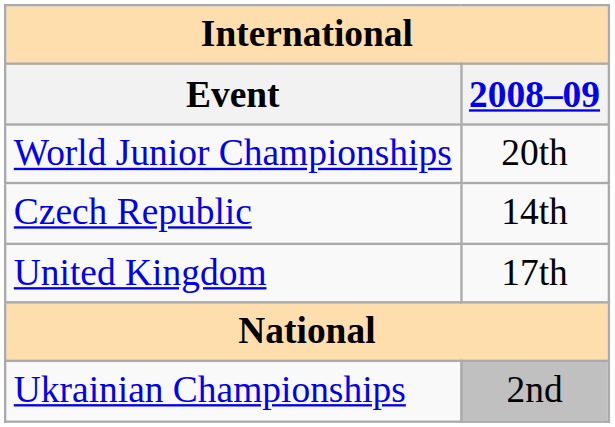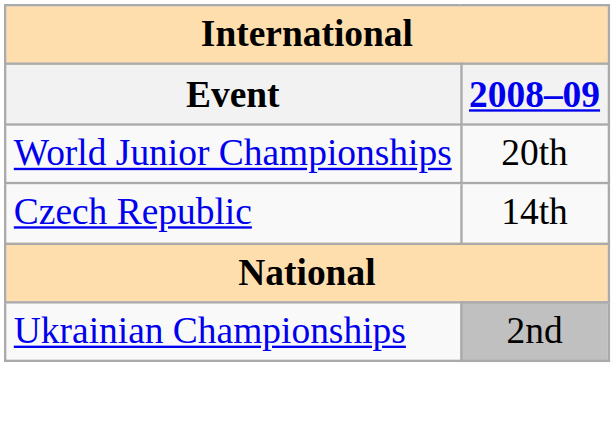- row: (140, 271)
